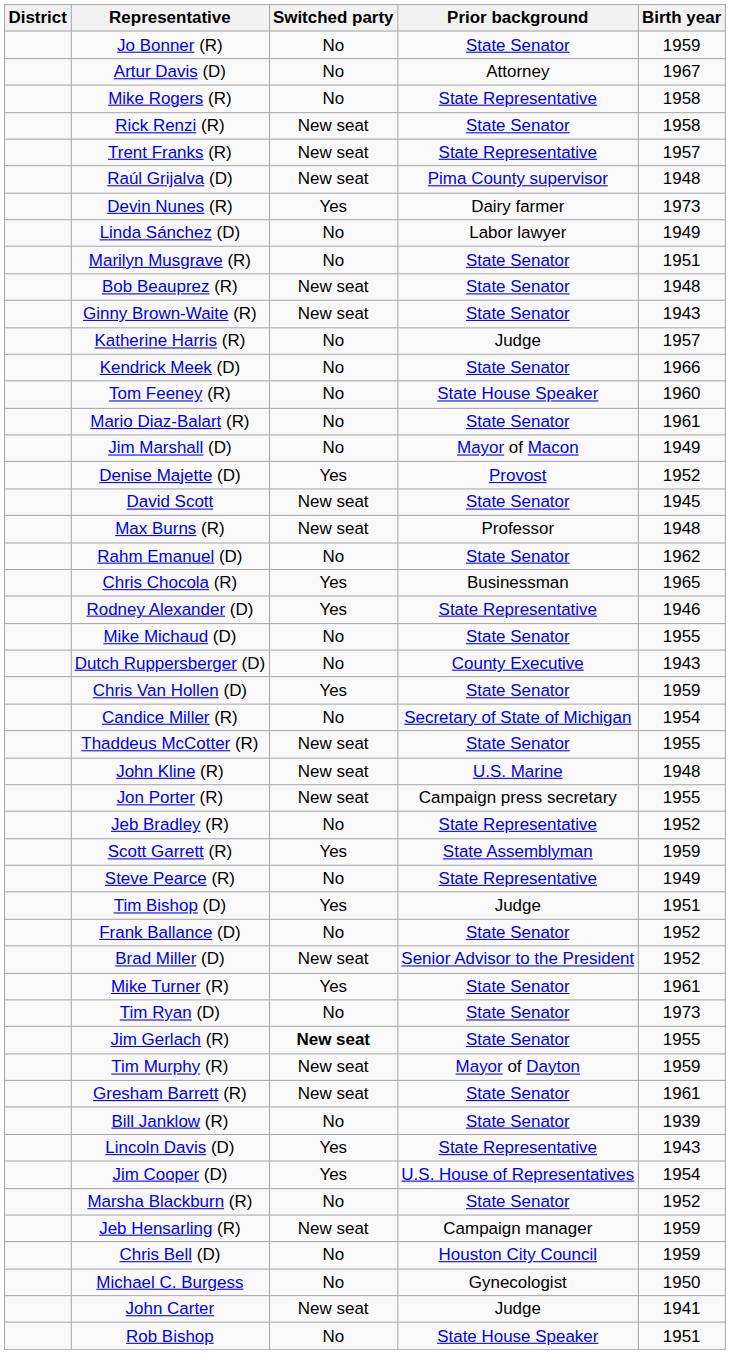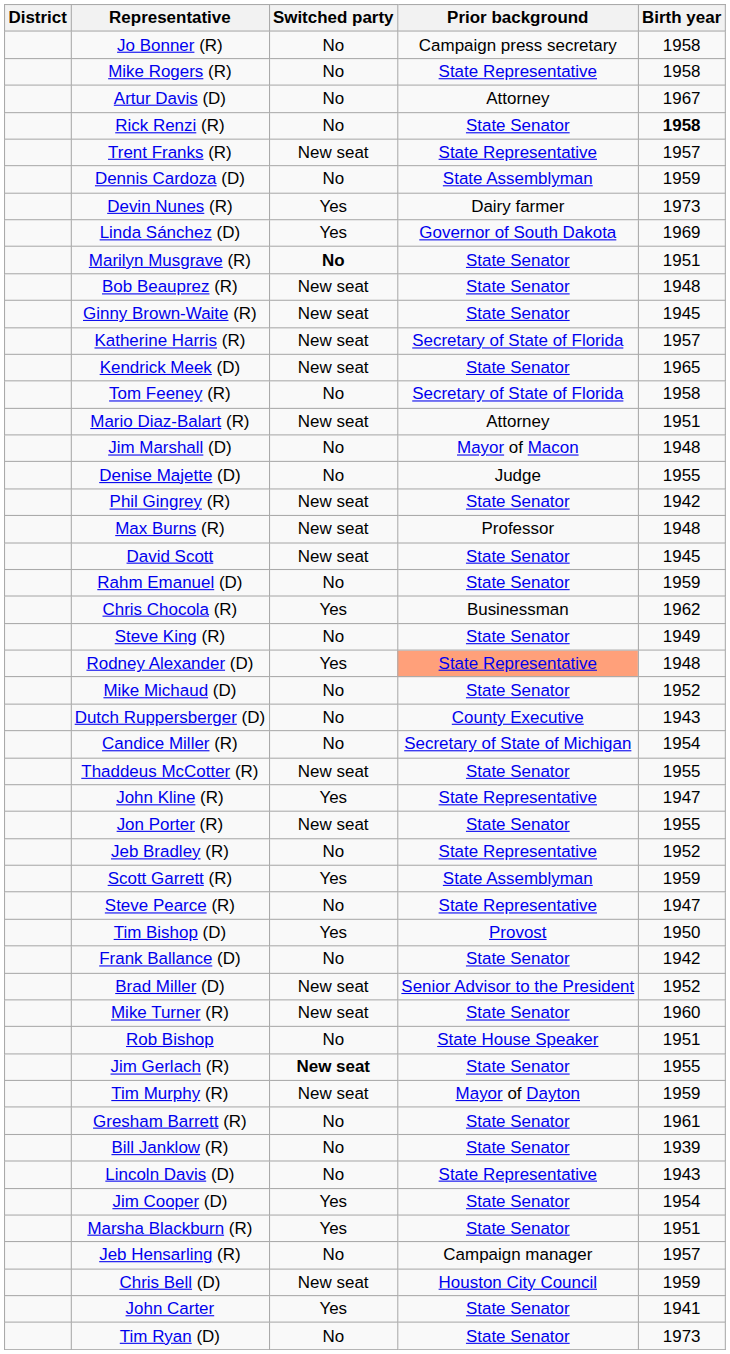(518, 44) State Senator -> (518, 44) Campaign press secretary
(682, 44) 1959 -> (682, 44) 1958
rows swapped: (170, 98) <-> (170, 71)
(333, 125) New seat -> (333, 125) No
(682, 125) normal -> (682, 125) bold
- row: (170, 179)
+ row: (170, 179)
(333, 233) No -> (333, 233) Yes
(518, 233) Labor lawyer -> (518, 233) Governor of South Dakota
(682, 233) 1949 -> (682, 233) 1969
(333, 260) normal -> (333, 260) bold
(682, 313) 1943 -> (682, 313) 1945
(333, 340) No -> (333, 340) New seat
(518, 340) Judge -> (518, 340) Secretary of State of Florida
(333, 367) No -> (333, 367) New seat
(682, 367) 1966 -> (682, 367) 1965
(518, 394) State House Speaker -> (518, 394) Secretary of State of Florida
(682, 394) 1960 -> (682, 394) 1958
(333, 421) No -> (333, 421) New seat
(518, 421) State Senator -> (518, 421) Attorney
(682, 421) 1961 -> (682, 421) 1951
(682, 448) 1949 -> (682, 448) 1948
(333, 475) Yes -> (333, 475) No
(518, 475) Provost -> (518, 475) Judge
(682, 475) 1952 -> (682, 475) 1955
+ row: (170, 502)
rows swapped: (170, 529) <-> (170, 502)
(682, 555) 1962 -> (682, 582) 1959
(682, 582) 1965 -> (682, 609) 1962
+ row: (170, 636)
(518, 609) no background -> (518, 663) lightsalmon background
(682, 609) 1946 -> (682, 663) 1948
(682, 636) 1955 -> (682, 690) 1952
- row: (170, 690)
(333, 771) New seat -> (333, 797) Yes
(518, 771) U.S. Marine -> (518, 797) State Representative
(682, 771) 1948 -> (682, 797) 1947
(518, 797) Campaign press secretary -> (518, 824) State Senator
(682, 878) 1949 -> (682, 905) 1947
(518, 905) Judge -> (518, 932) Provost
(682, 905) 1951 -> (682, 932) 1950
(682, 932) 1952 -> (682, 959) 1942
(333, 986) Yes -> (333, 1013) New seat
(682, 986) 1961 -> (682, 1013) 1960
rows swapped: (170, 1013) <-> (170, 1335)
(333, 1093) New seat -> (333, 1120) No
(333, 1147) Yes -> (333, 1174) No
(518, 1174) U.S. House of Representatives -> (518, 1201) State Senator
(333, 1201) No -> (333, 1228) Yes
(682, 1201) 1952 -> (682, 1228) 1951
(333, 1228) New seat -> (333, 1255) No
(682, 1228) 1959 -> (682, 1255) 1957
(333, 1255) No -> (333, 1282) New seat
- row: (170, 1282)
(333, 1309) New seat -> (333, 1309) Yes
(518, 1309) Judge -> (518, 1309) State Senator
